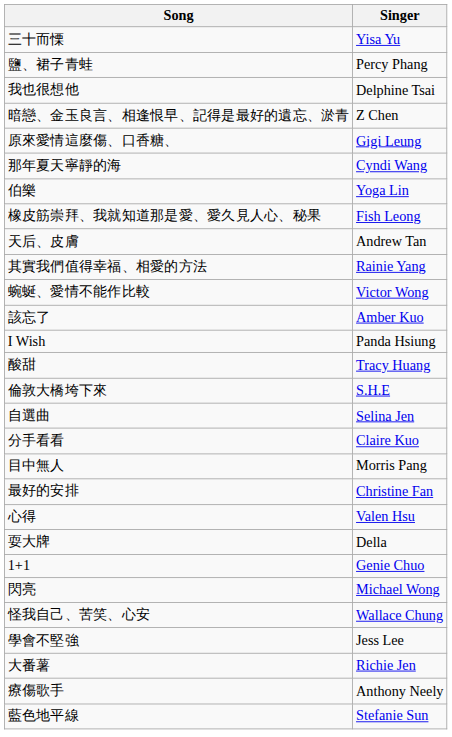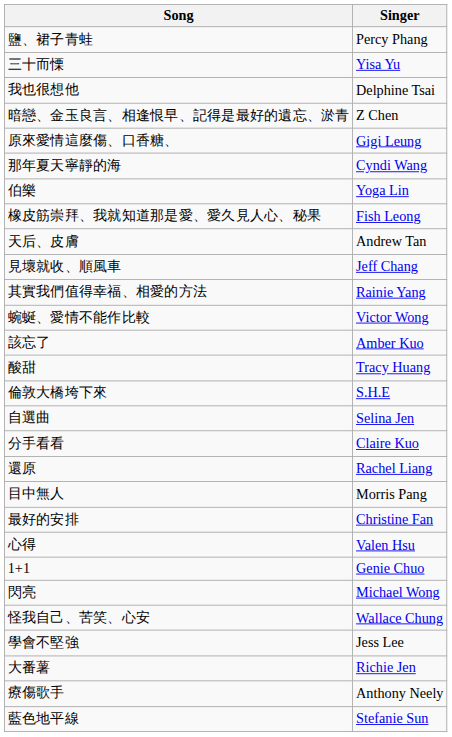rows swapped: (50, 64) <-> (36, 39)
+ row: (65, 266)
- row: (26, 341)
+ row: (22, 468)
- row: (29, 541)
